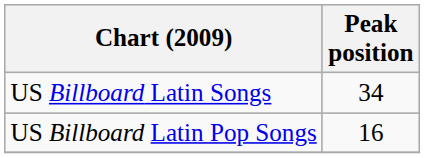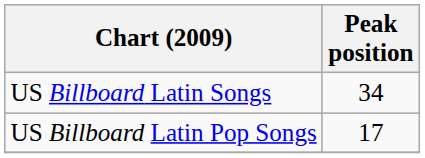(371, 132) 16 -> (371, 132) 17
